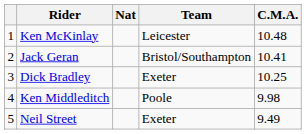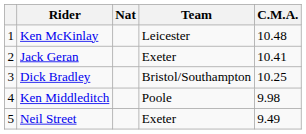(196, 56) Bristol/Southampton -> (159, 56) Exeter
(159, 77) Exeter -> (196, 77) Bristol/Southampton
